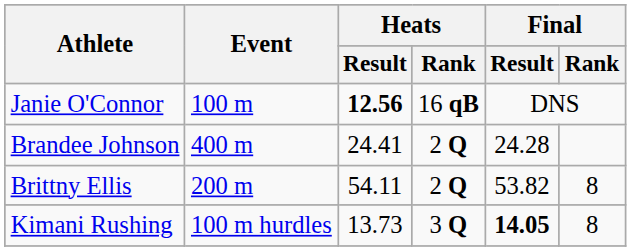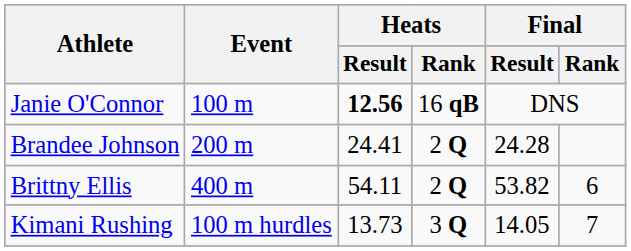(222, 144) 400 m -> (222, 144) 200 m
(222, 185) 200 m -> (222, 185) 400 m
(592, 185) 8 -> (592, 185) 6
(522, 226) bold -> (522, 226) normal
(592, 226) 8 -> (592, 226) 7
